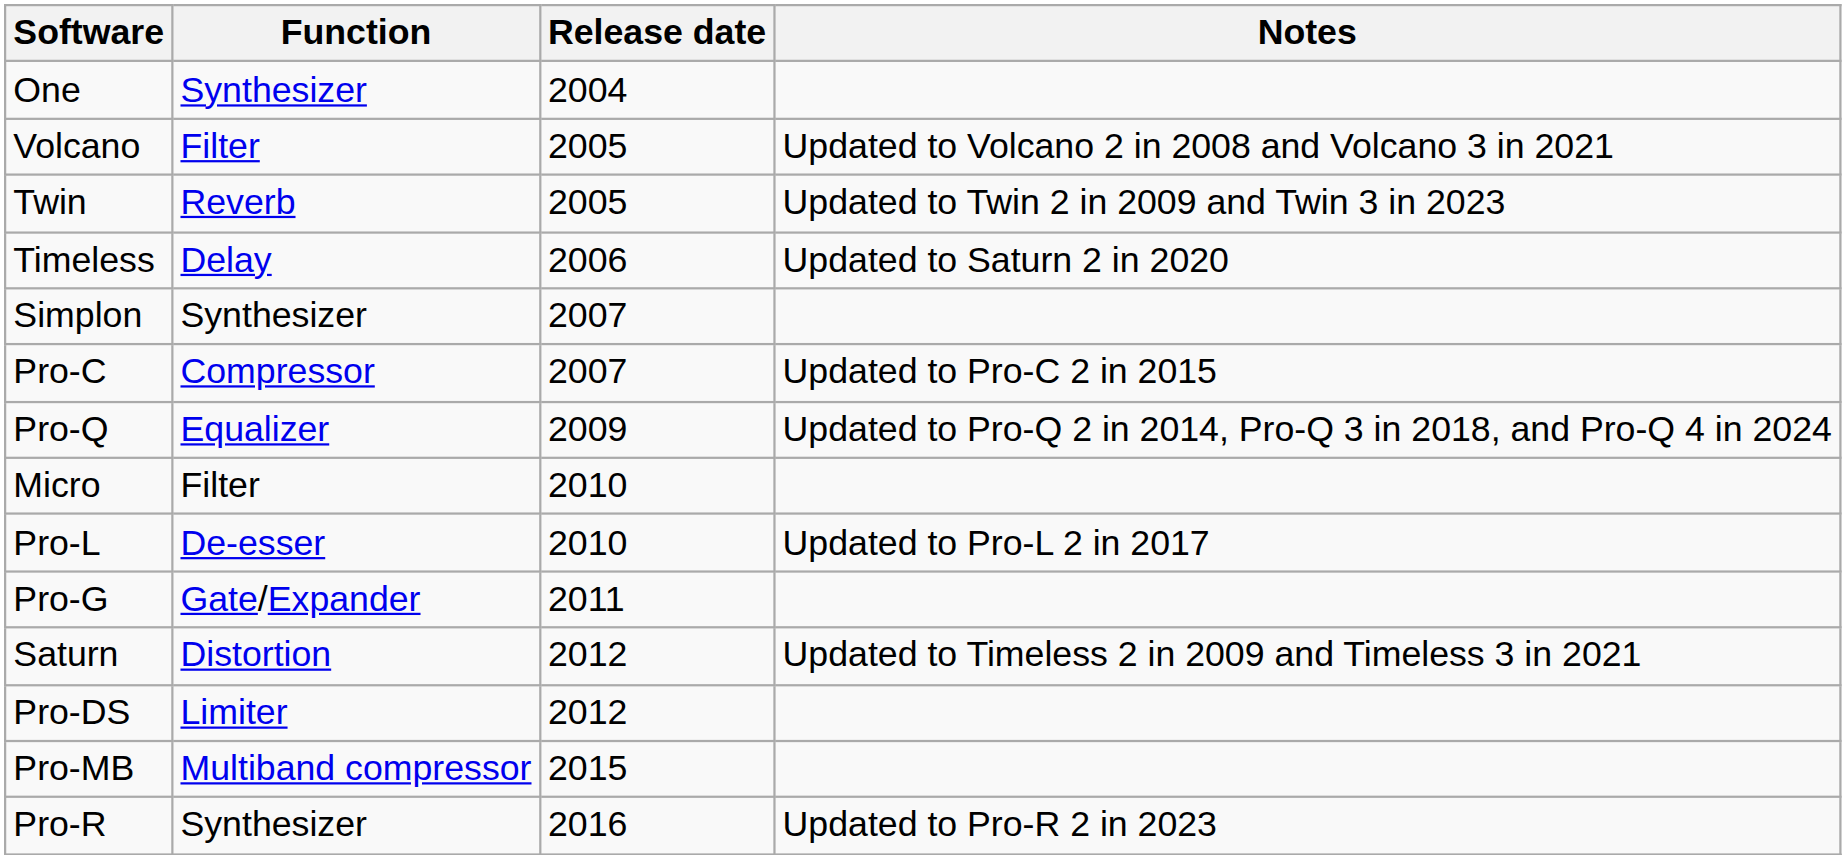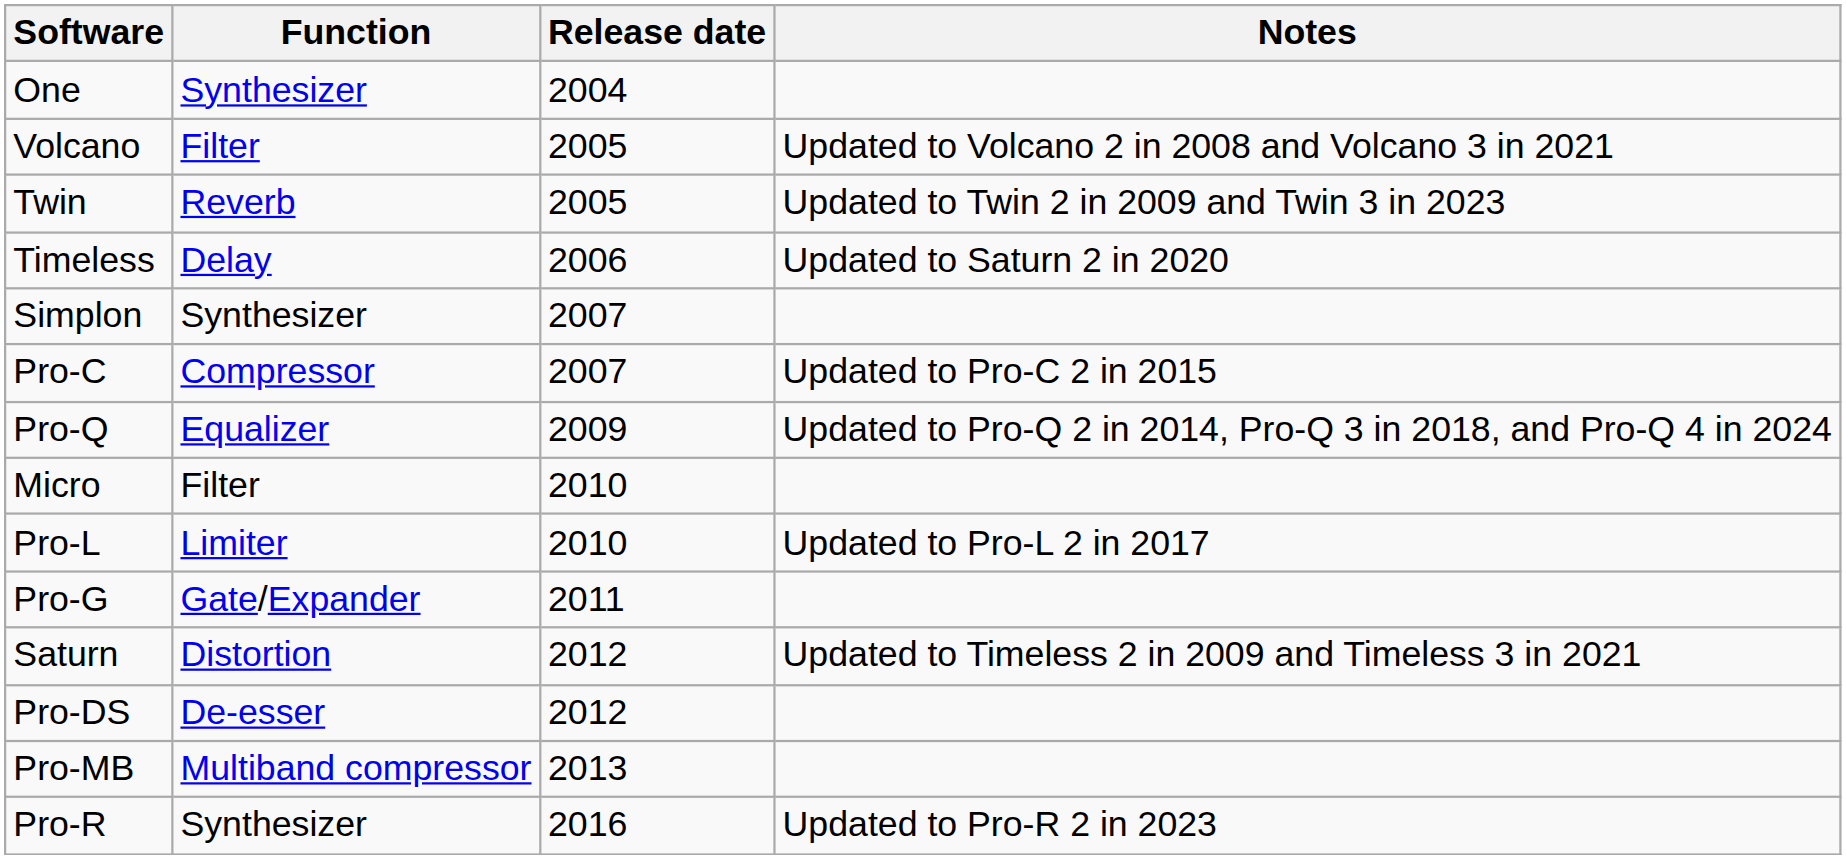(253, 542) De-esser -> (234, 542) Limiter
(234, 711) Limiter -> (253, 711) De-esser
(588, 768) 2015 -> (588, 768) 2013
